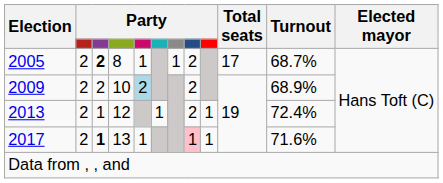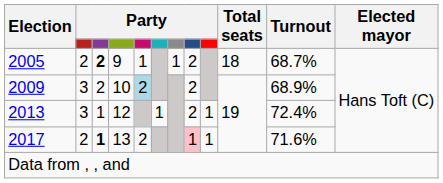(117, 61) 8 -> (117, 61) 9
(230, 61) 17 -> (230, 61) 18
(84, 87) 2 -> (84, 87) 3
(84, 113) 2 -> (84, 113) 3
(143, 139) 1 -> (143, 139) 2
